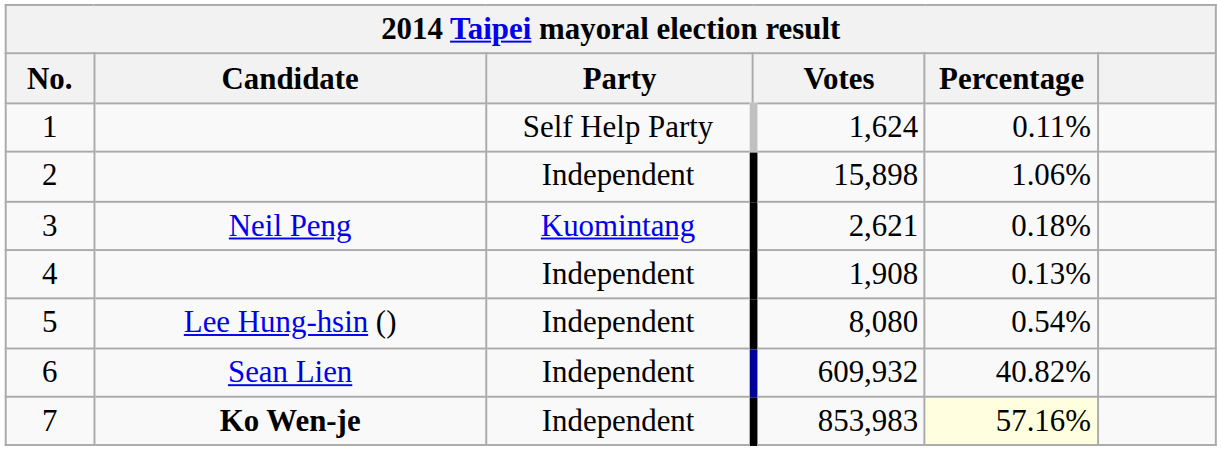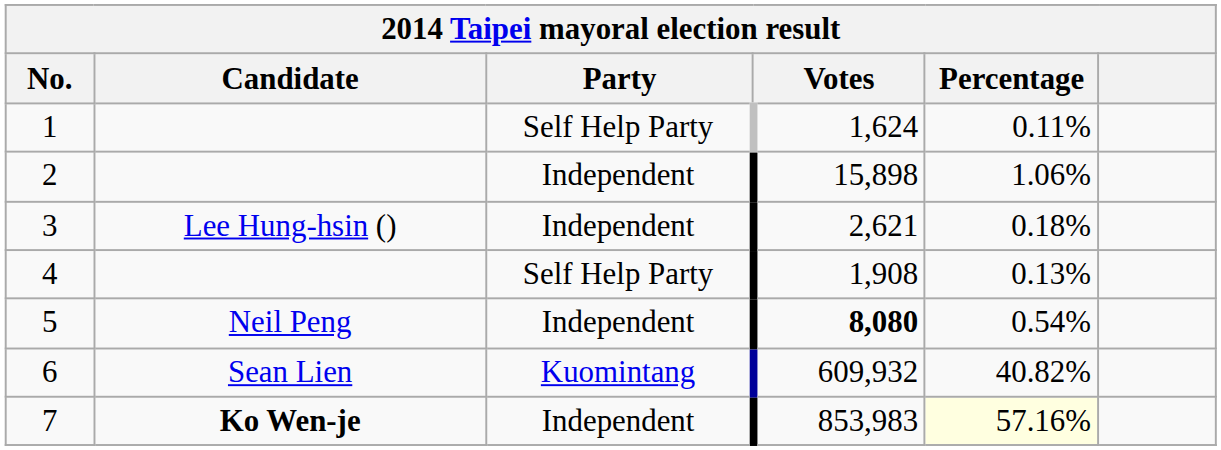(290, 224) Neil Peng -> (290, 224) Lee Hung-hsin ()
(618, 224) Kuomintang -> (618, 224) Independent
(618, 273) Independent -> (618, 273) Self Help Party
(290, 322) Lee Hung-hsin () -> (290, 322) Neil Peng
(883, 322) normal -> (883, 322) bold
(618, 371) Independent -> (618, 371) Kuomintang
